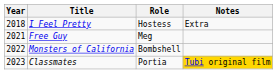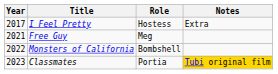(16, 24) 2018 -> (16, 24) 2017
